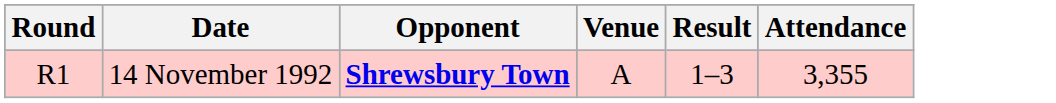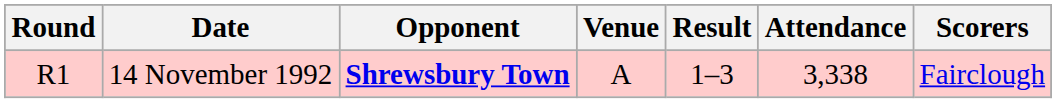+ column: (982, 27)
(835, 73) 3,355 -> (835, 73) 3,338
